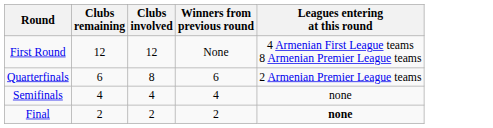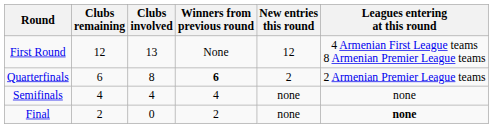+ column: (289, 20)
(152, 51) 12 -> (152, 51) 13
(216, 77) normal -> (216, 77) bold
(152, 114) 2 -> (152, 114) 0
